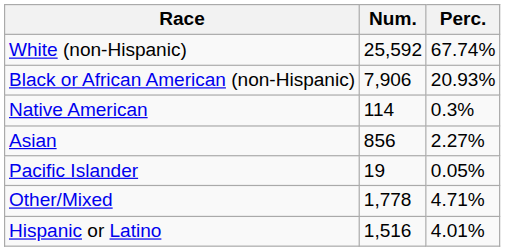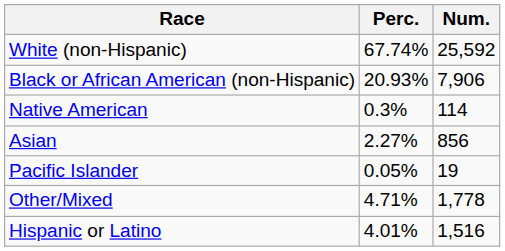columns swapped: (393, 19) <-> (463, 19)
